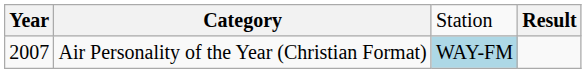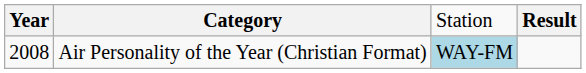(29, 52) 2007 -> (29, 52) 2008
